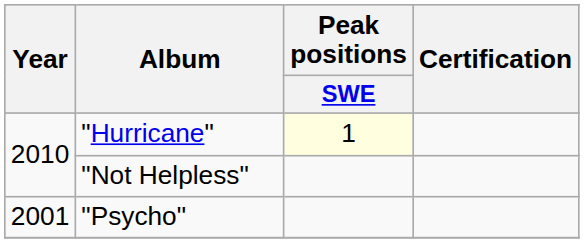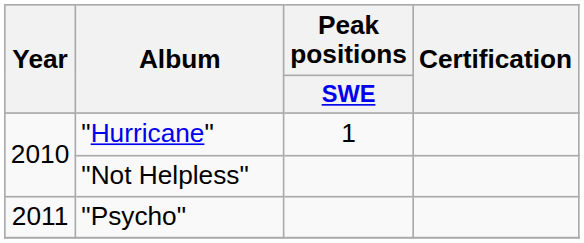(349, 133) lightyellow background -> (349, 133) no background
(40, 216) 2001 -> (40, 216) 2011
